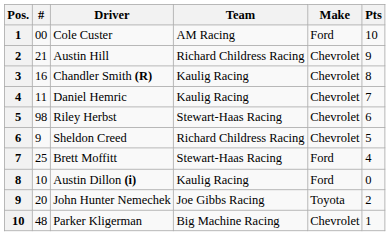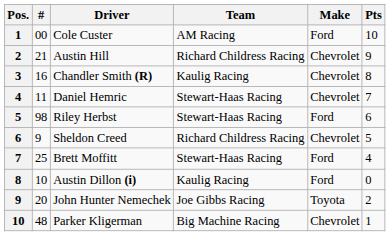(213, 97) Kaulig Racing -> (229, 97) Stewart-Haas Racing
(335, 117) Chevrolet -> (322, 117) Ford
